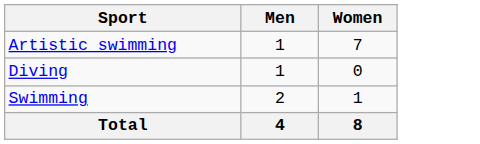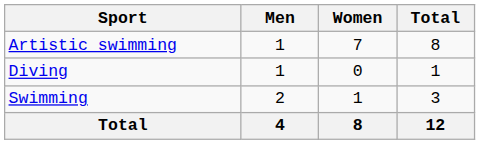+ column: (435, 18)
